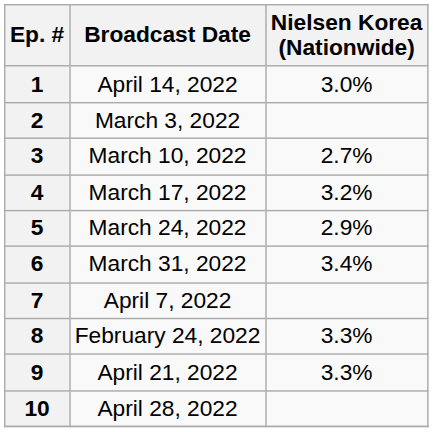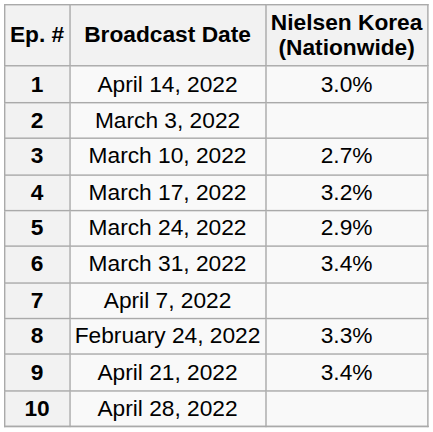(347, 372) 3.3% -> (347, 372) 3.4%
